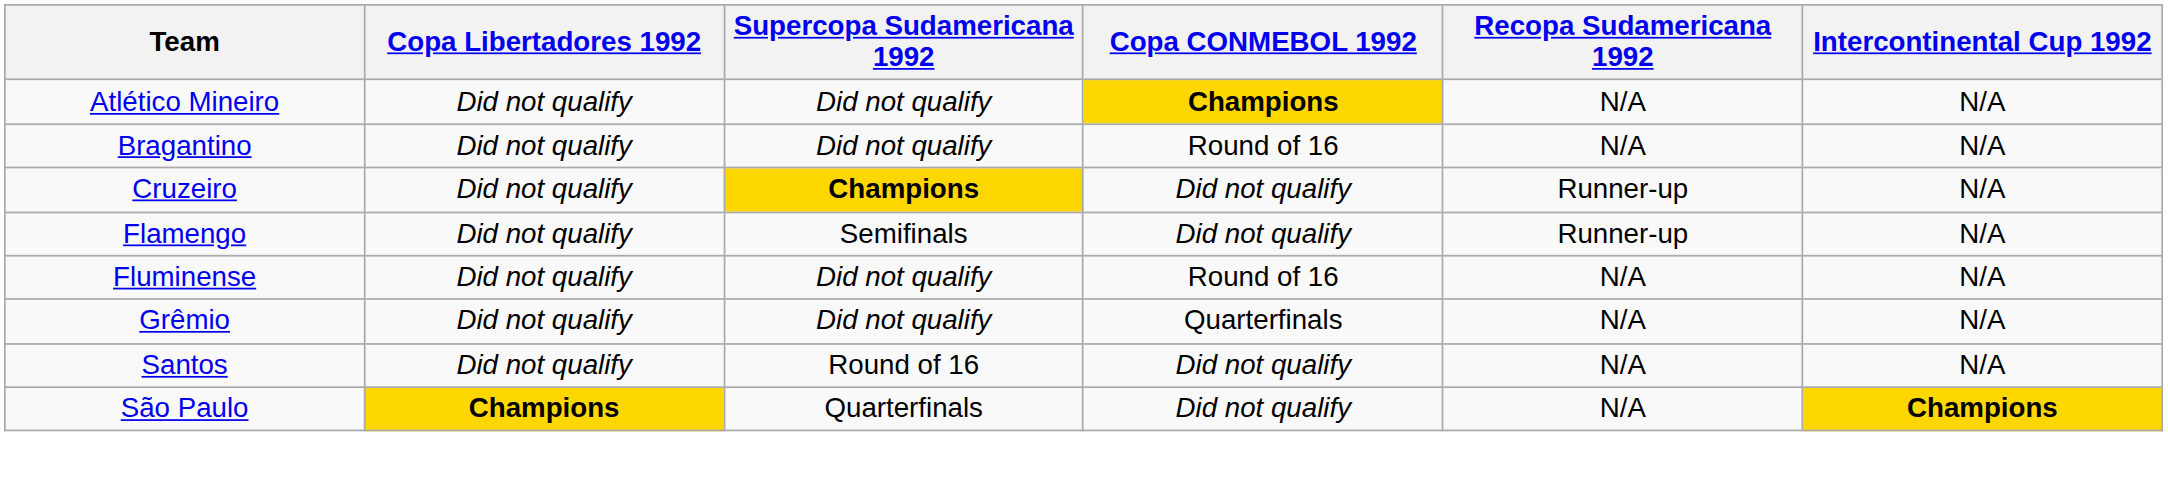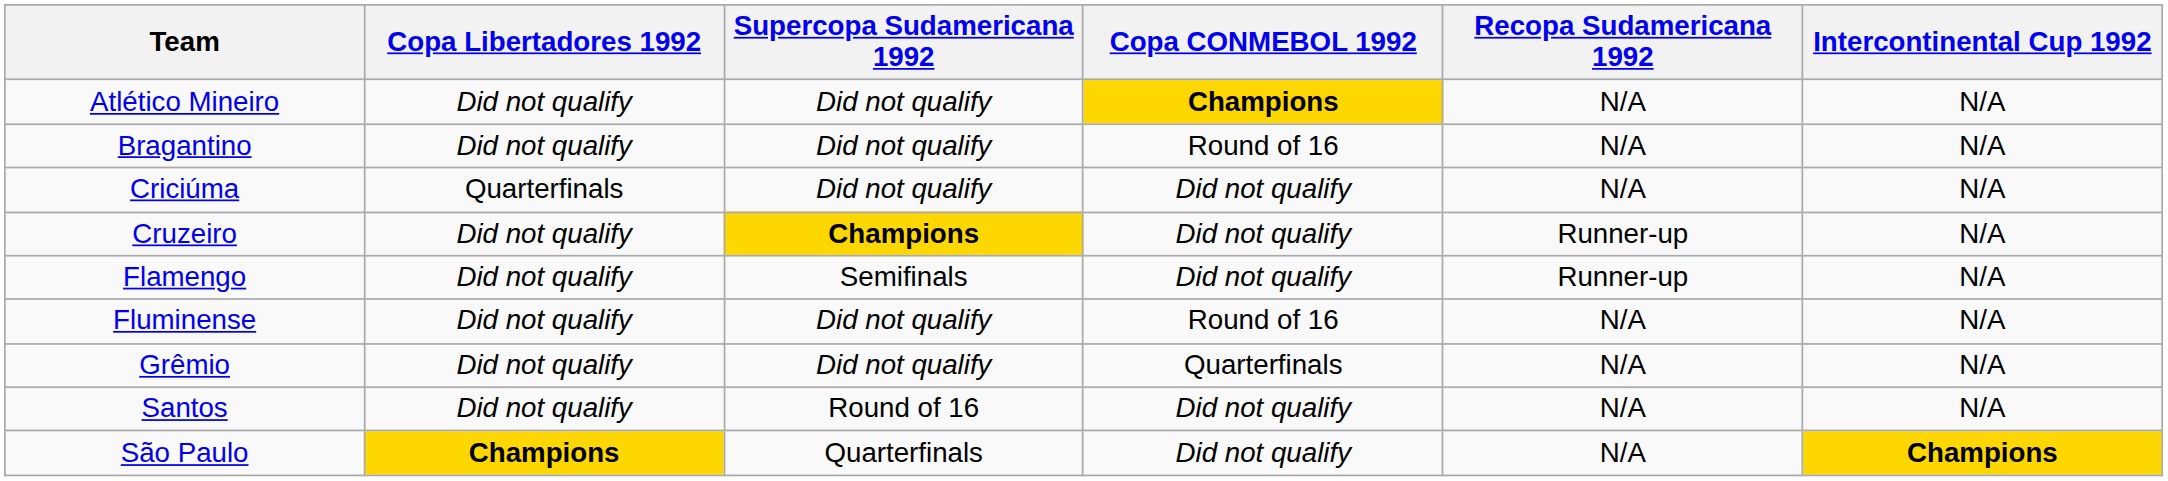+ row: (185, 189)
